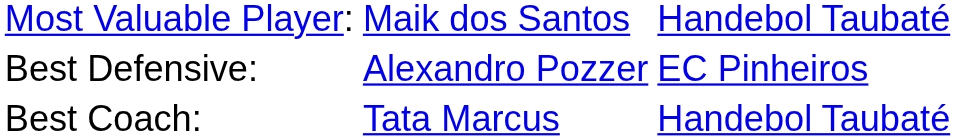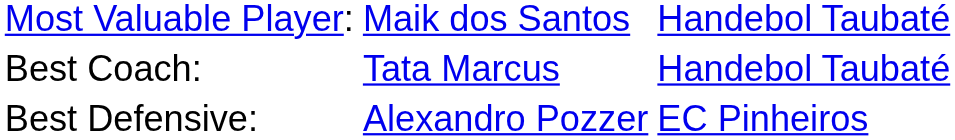rows swapped: (131, 69) <-> (103, 118)
